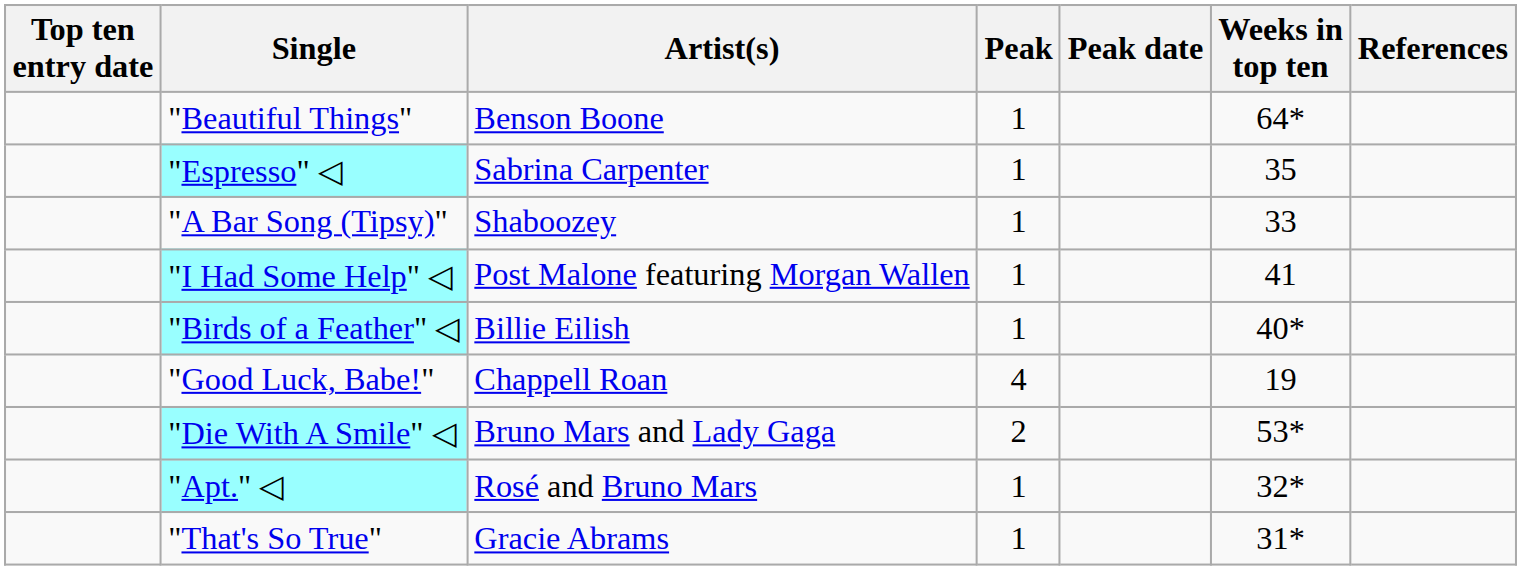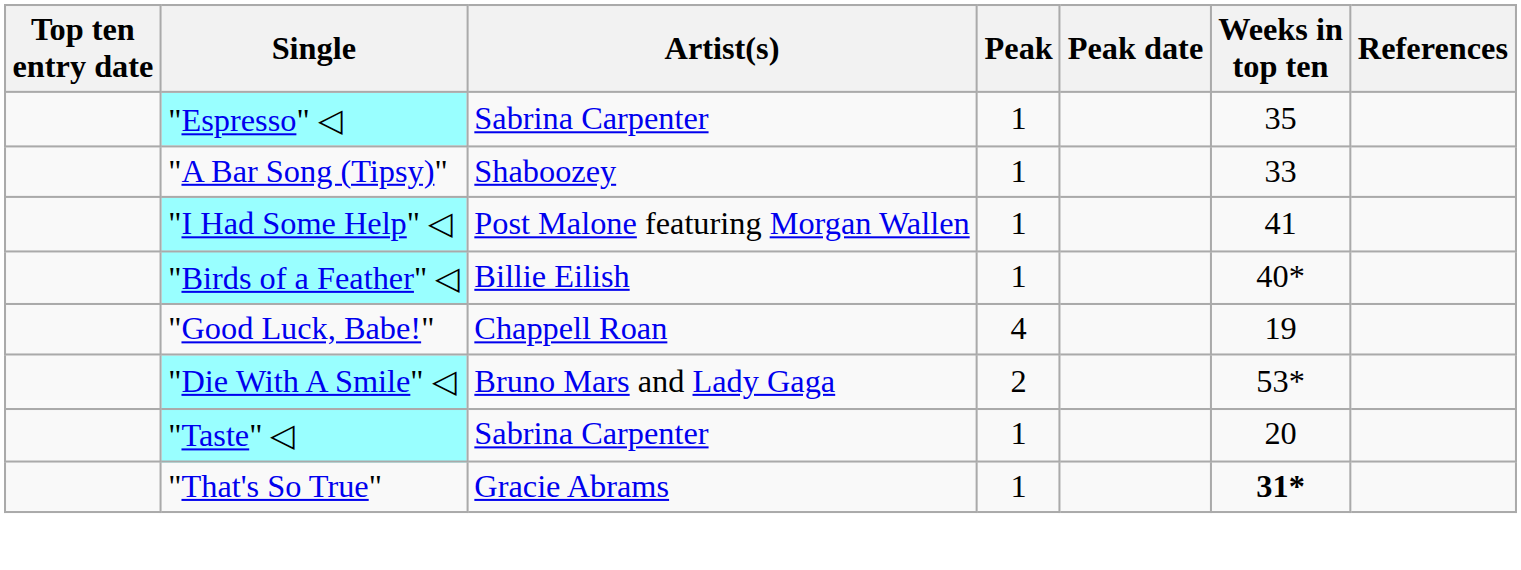- row: (290, 117)
+ row: (232, 435)
- row: (226, 486)
(1281, 537) normal -> (1281, 486) bold
